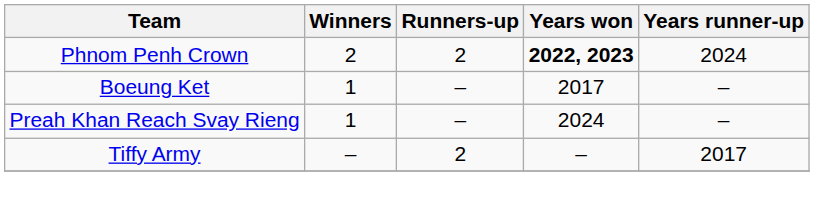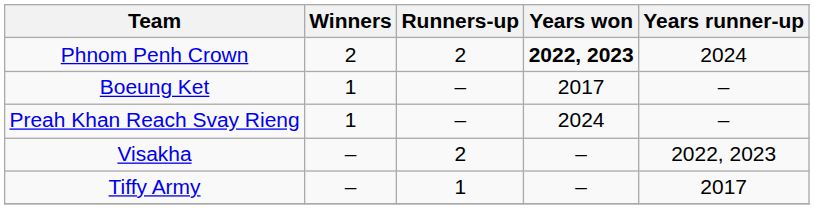+ row: (155, 154)
(460, 154) 2 -> (460, 187) 1
